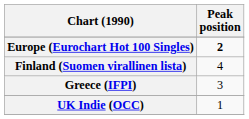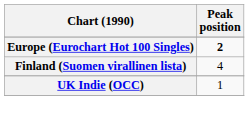- row: (101, 85)
